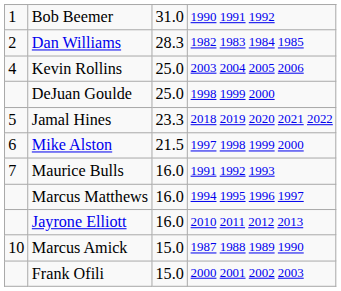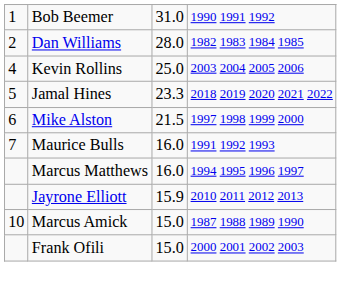(170, 42) 28.3 -> (170, 42) 28.0
- row: (82, 94)
(170, 222) 16.0 -> (170, 196) 15.9
